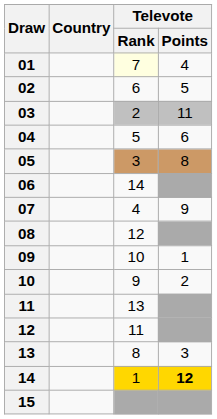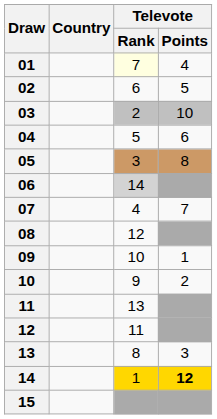(185, 112) 11 -> (185, 112) 10
(136, 185) no background -> (136, 185) lightgrey background
(185, 209) 9 -> (185, 209) 7
